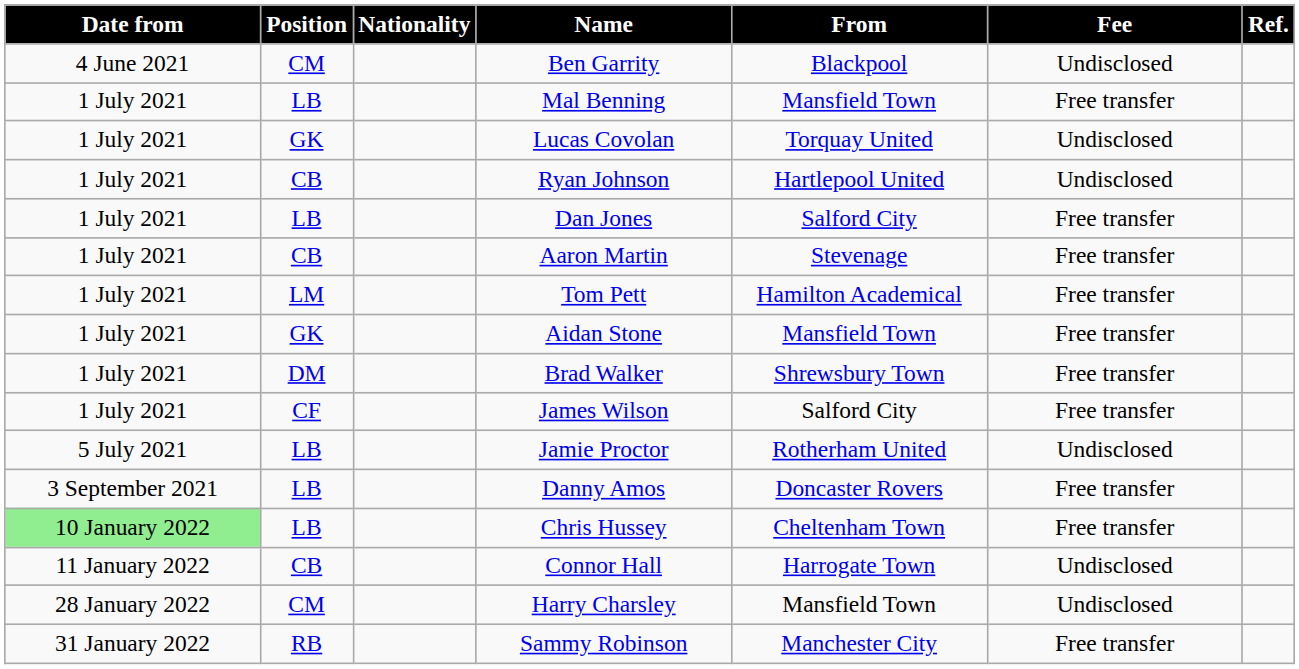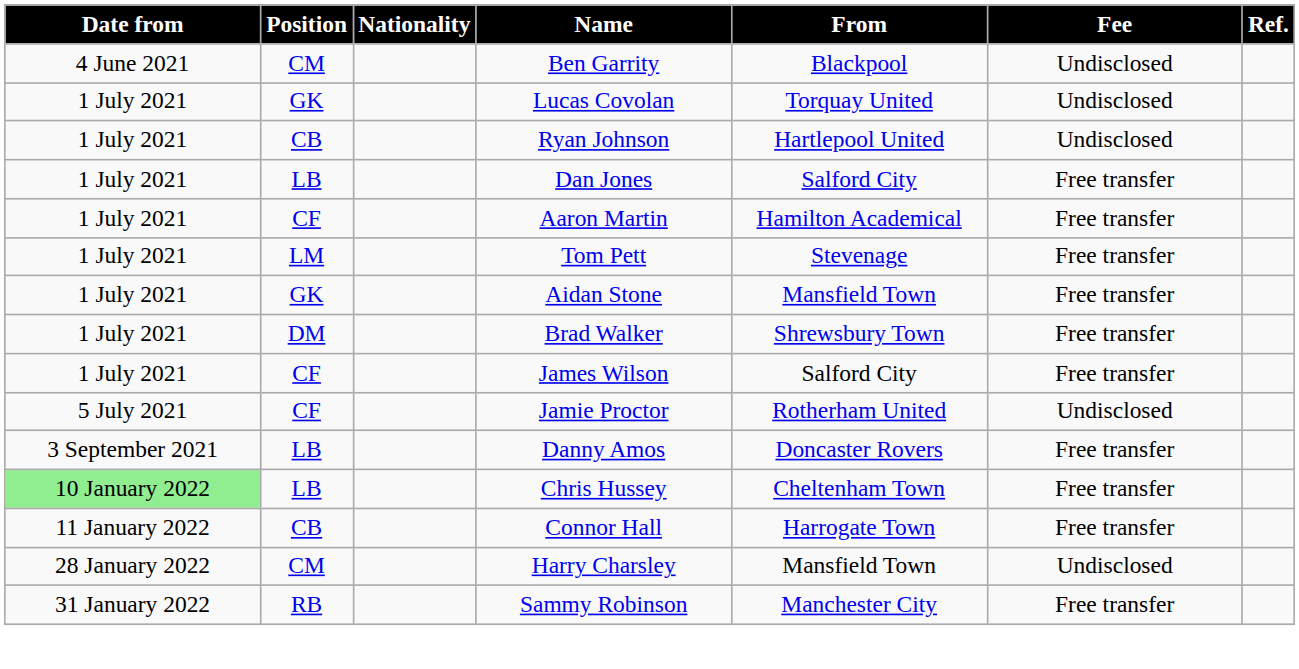- row: (604, 101)
(307, 256) CB -> (307, 217) CF
(859, 256) Stevenage -> (859, 217) Hamilton Academical
(859, 295) Hamilton Academical -> (859, 256) Stevenage
(307, 450) LB -> (307, 411) CF
(1115, 566) Undisclosed -> (1115, 527) Free transfer
